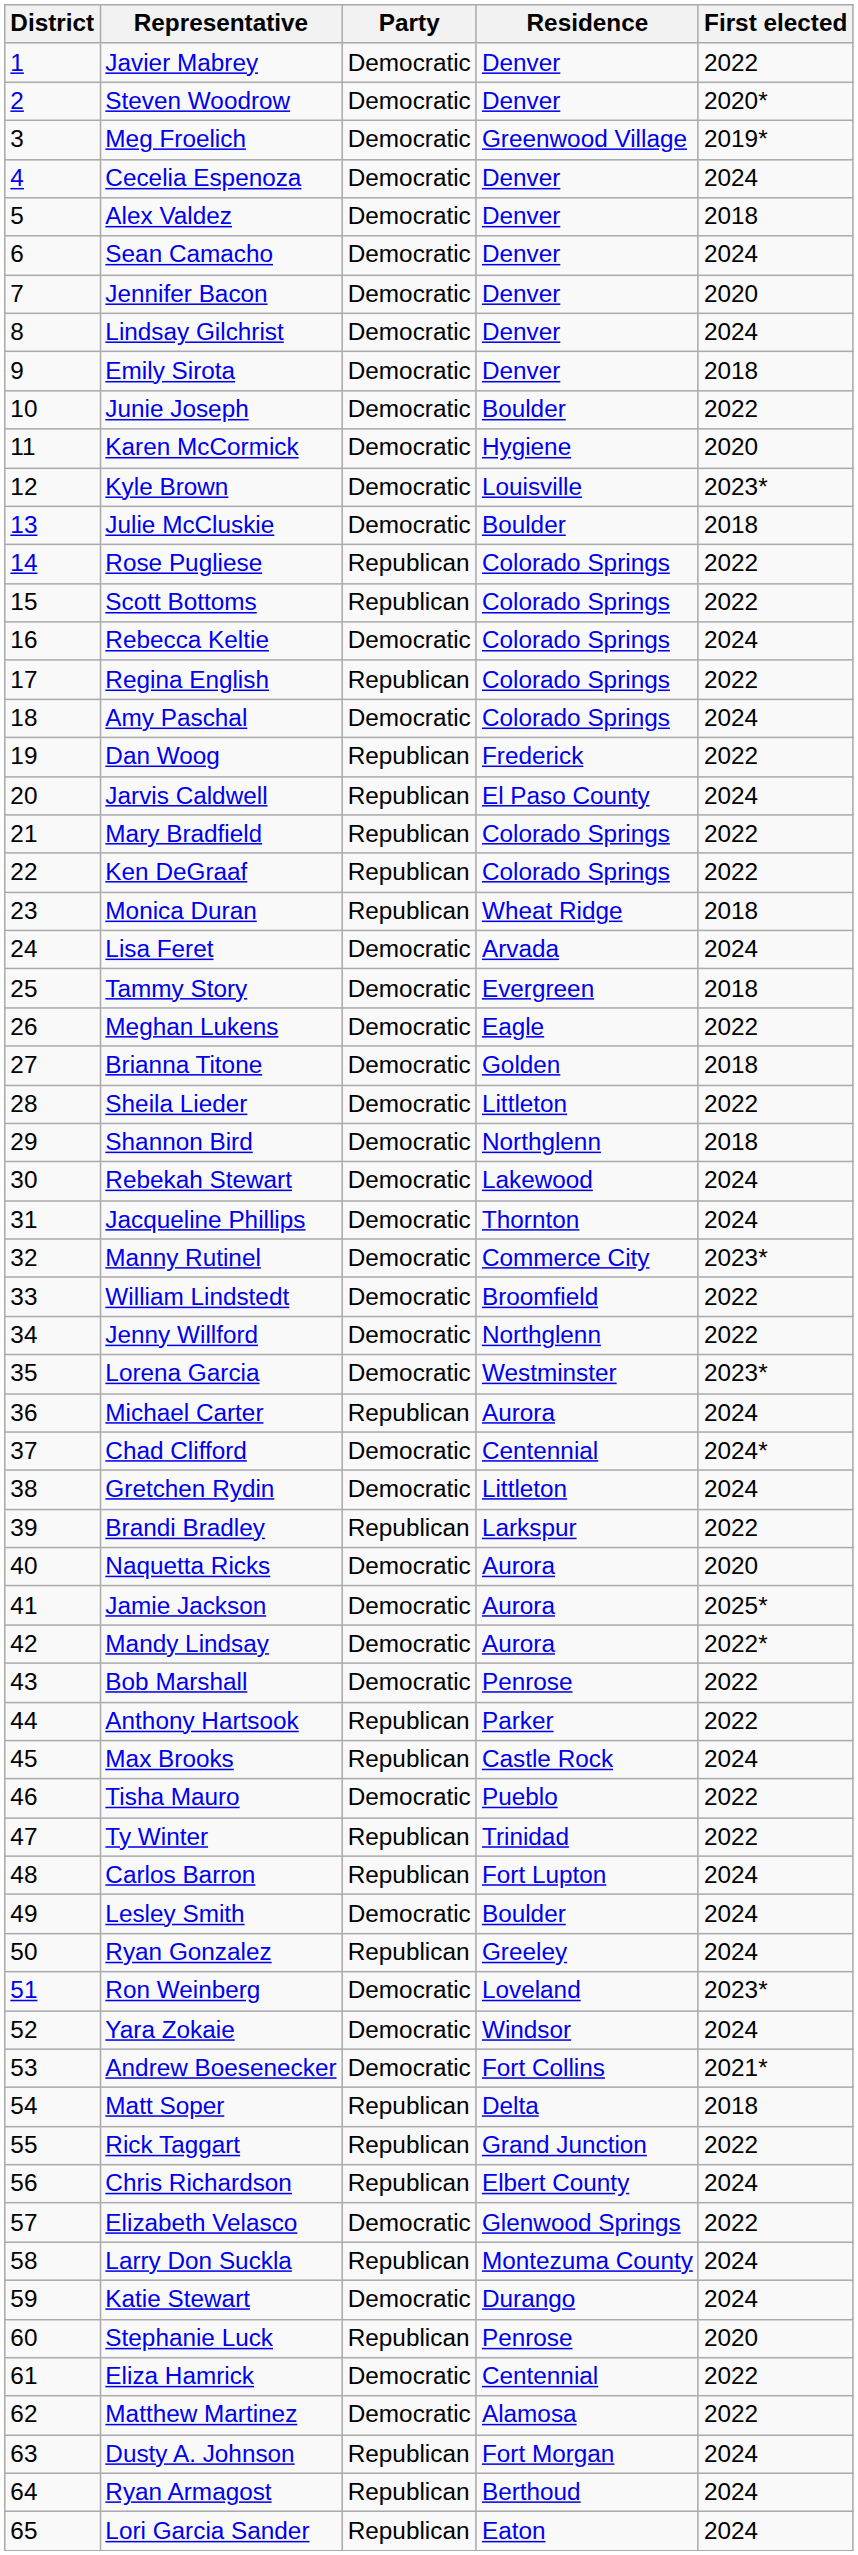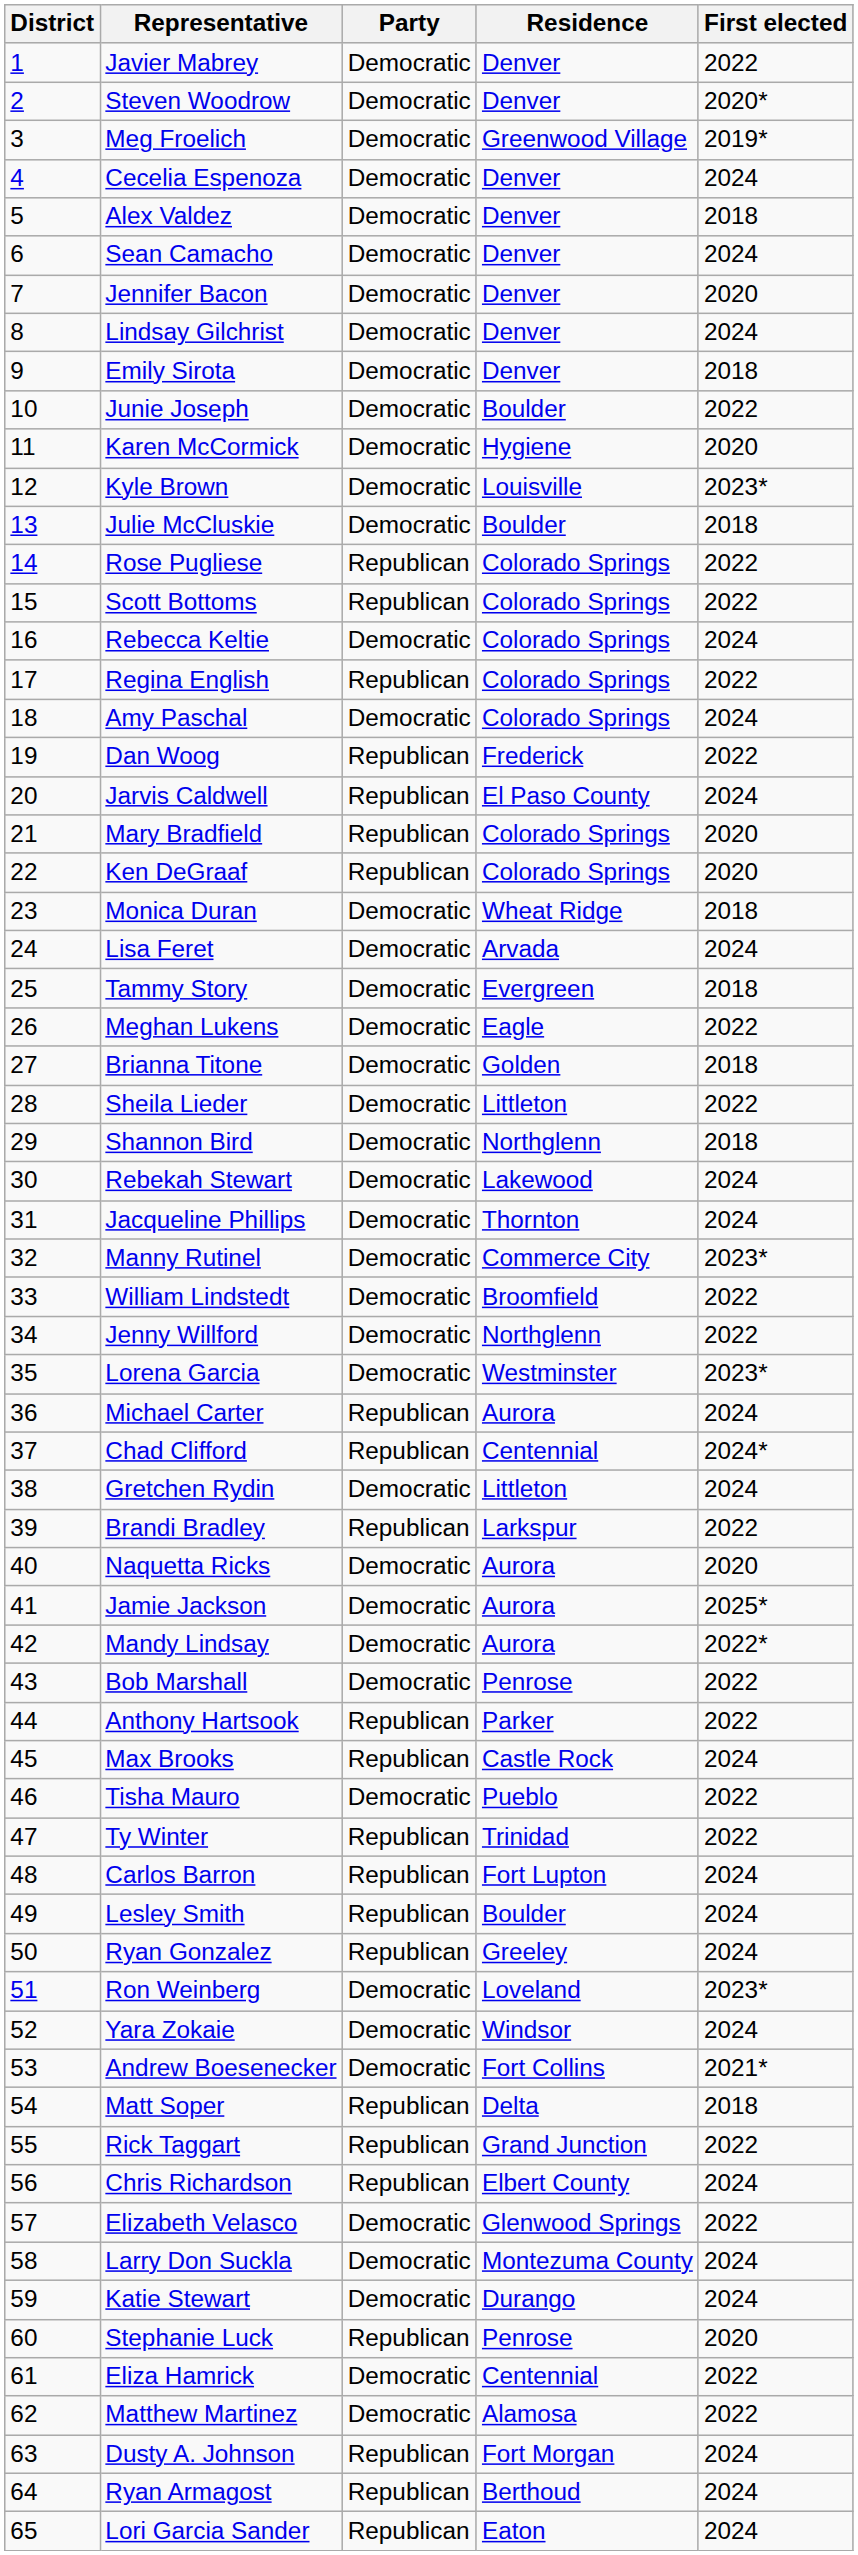(731, 833) 2022 -> (731, 833) 2020
(731, 872) 2022 -> (731, 872) 2020
(409, 910) Republican -> (409, 910) Democratic
(409, 1450) Democratic -> (409, 1450) Republican
(409, 1913) Democratic -> (409, 1913) Republican
(409, 2260) Republican -> (409, 2260) Democratic
